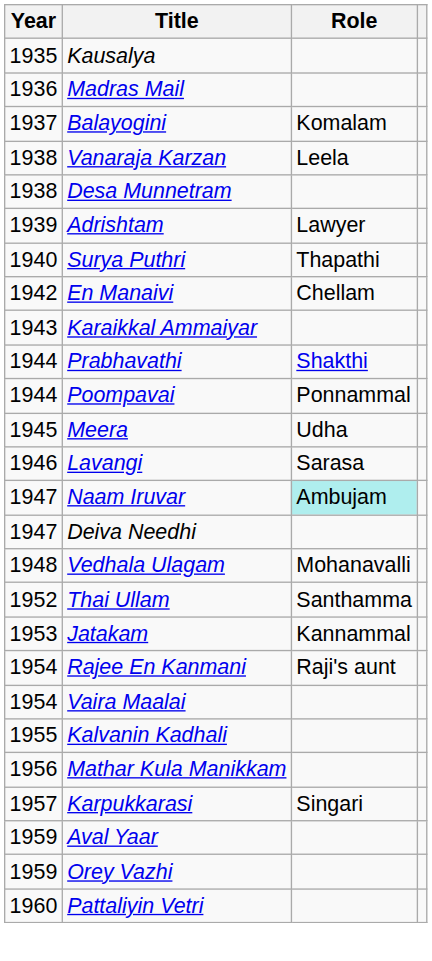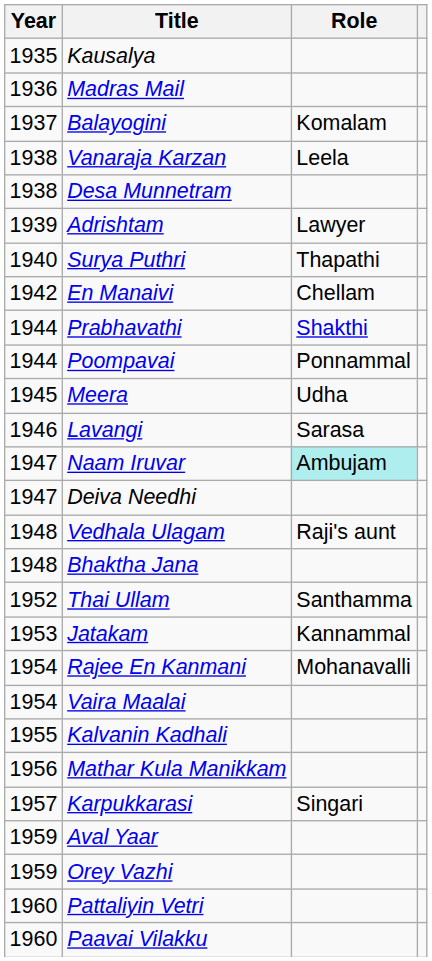- row: (162, 327)
(354, 565) Mohanavalli -> (346, 531) Raji's aunt
+ row: (133, 565)
(346, 667) Raji's aunt -> (354, 667) Mohanavalli
+ row: (137, 939)
